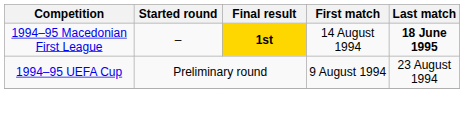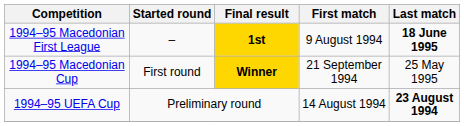(348, 39) 14 August 1994 -> (344, 39) 9 August 1994
+ row: (67, 72)
(348, 72) 9 August 1994 -> (344, 104) 14 August 1994
(424, 72) normal -> (424, 104) bold
